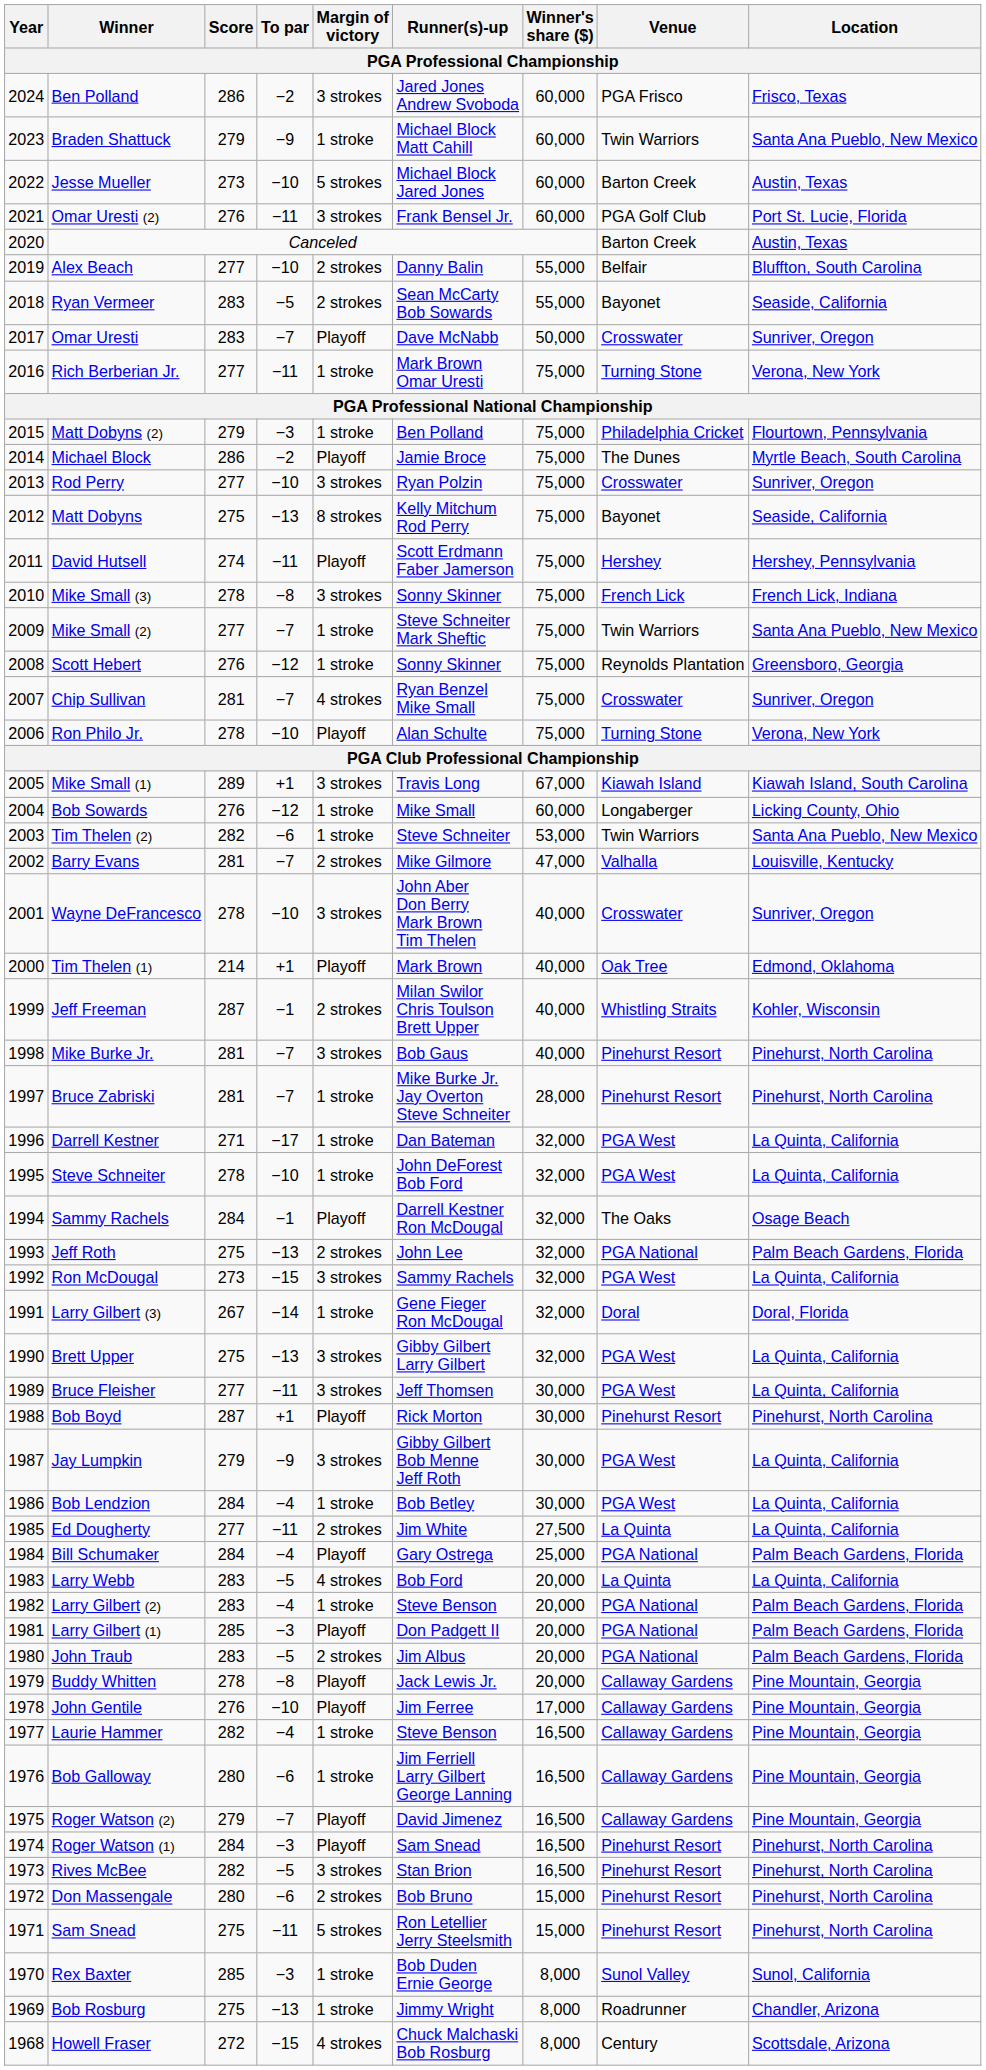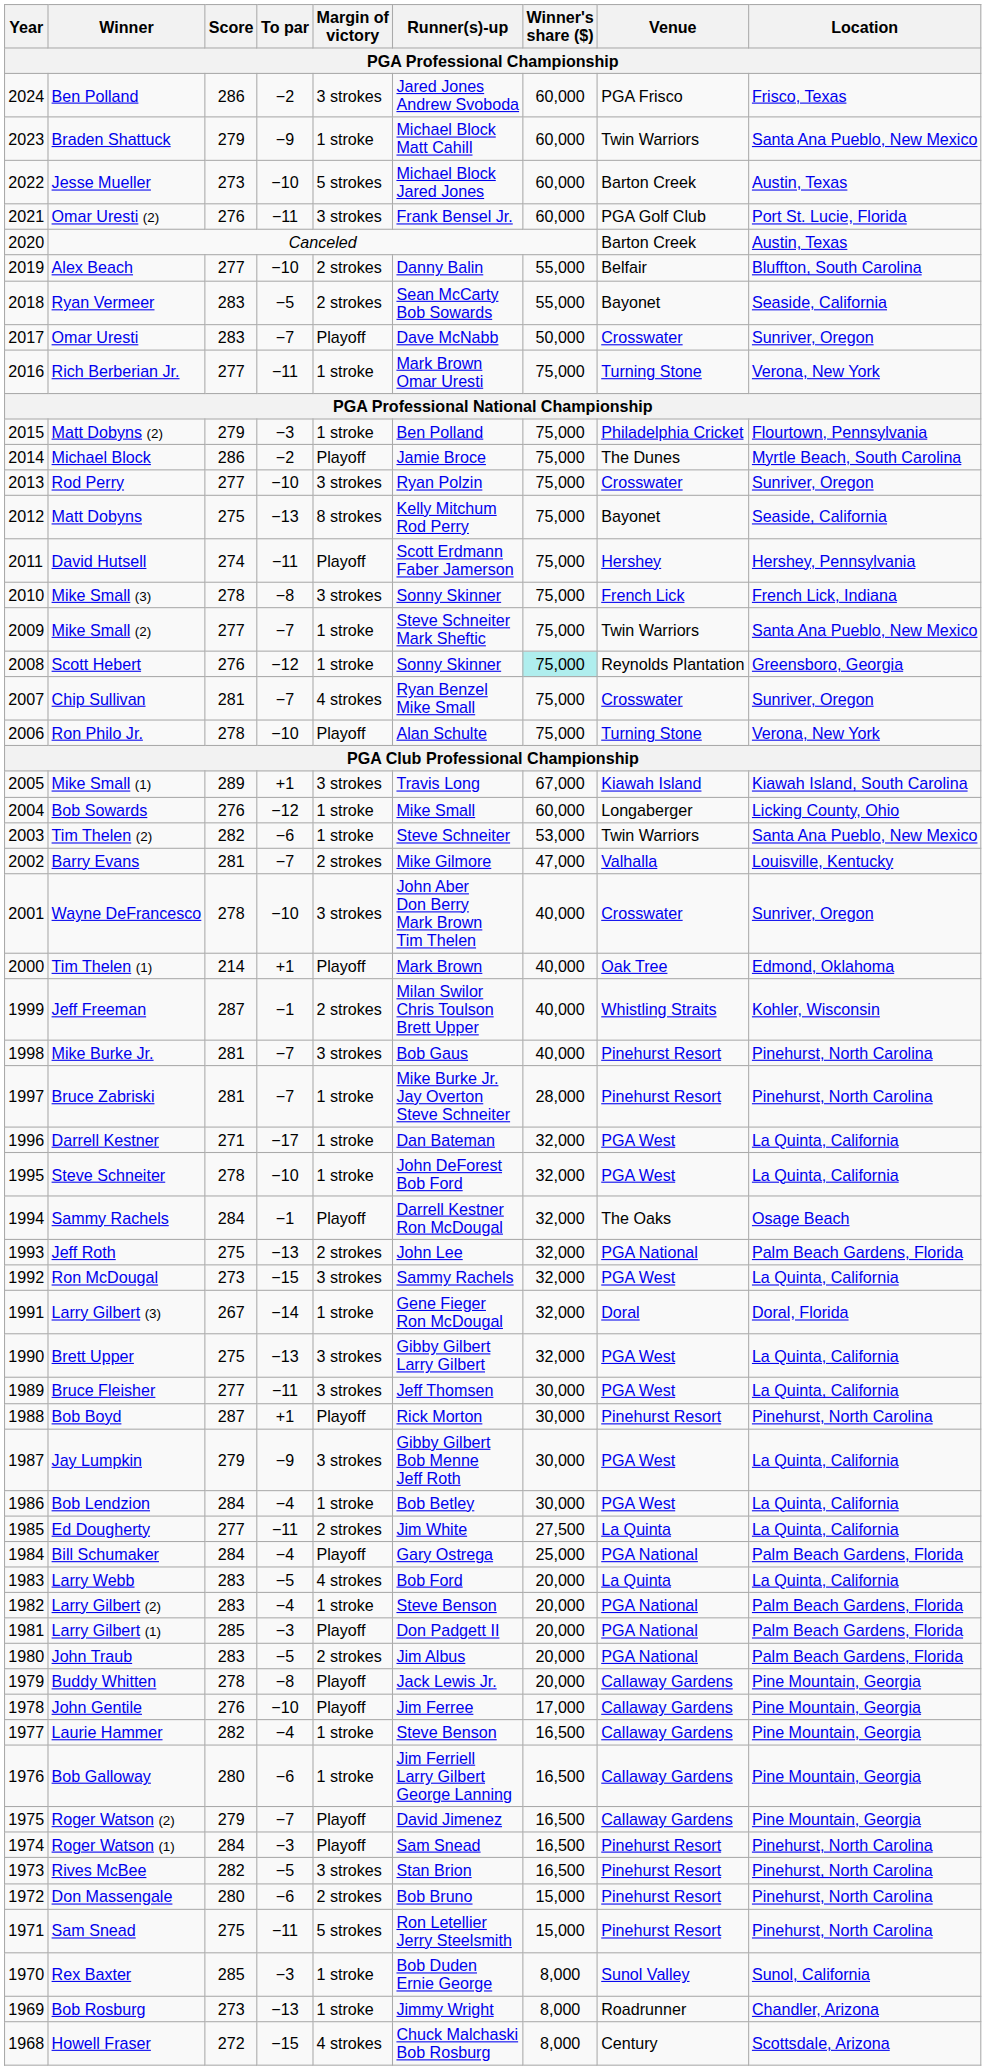(560, 664) no background -> (560, 664) paleturquoise background
(231, 2009) 275 -> (231, 2009) 273
